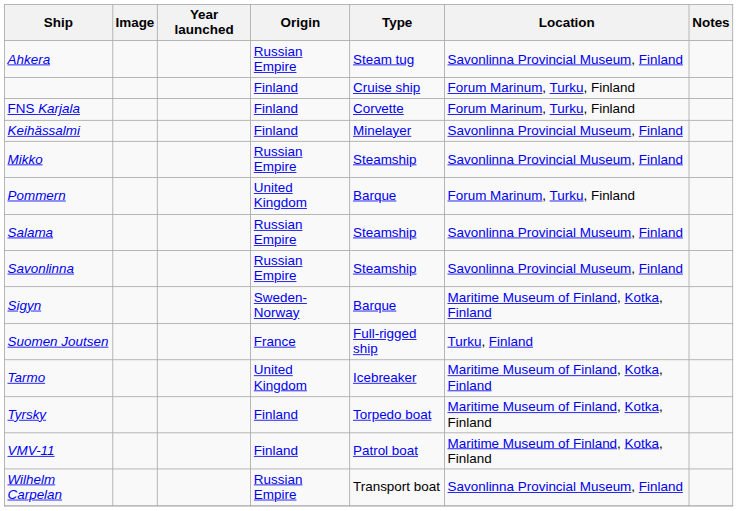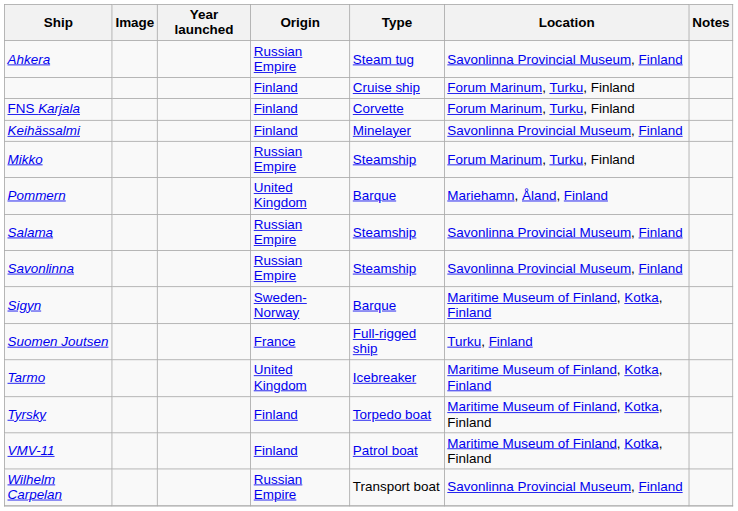(565, 159) Savonlinna Provincial Museum, Finland -> (541, 159) Forum Marinum, Turku, Finland
(541, 195) Forum Marinum, Turku, Finland -> (528, 195) Mariehamn, Åland, Finland
